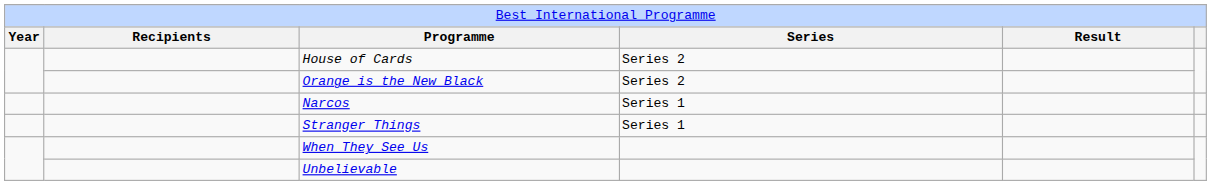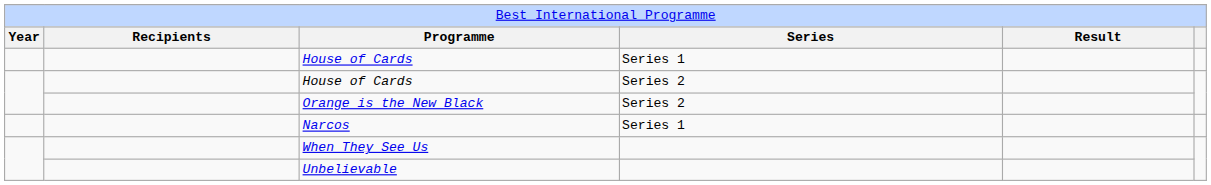+ row: (358, 59)
- row: (362, 125)
